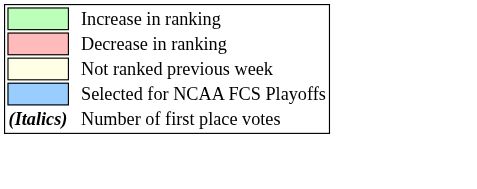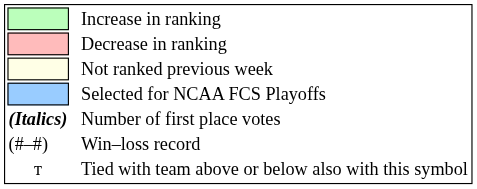+ row: (141, 144)
+ row: (274, 169)
